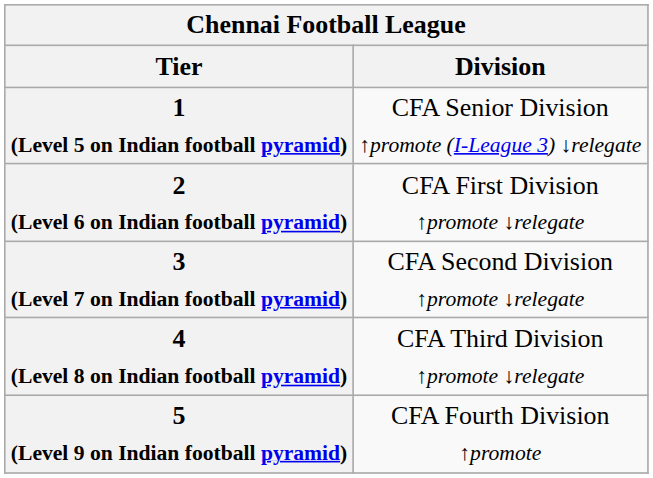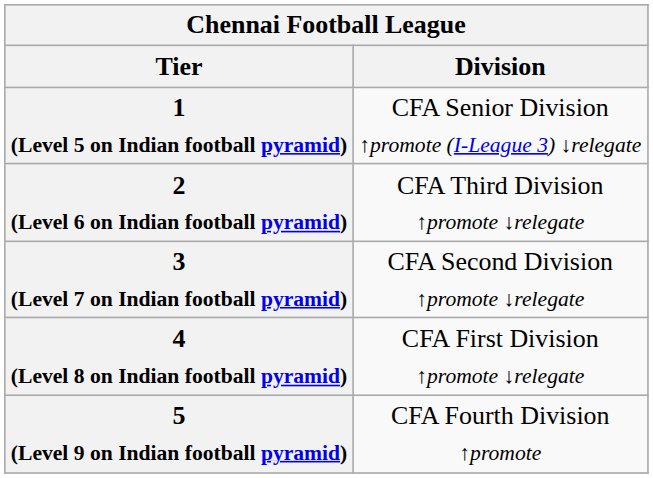(500, 202) CFA First Division ↑promote ↓relegate -> (500, 202) CFA Third Division ↑promote ↓relegate
(500, 356) CFA Third Division ↑promote ↓relegate -> (500, 356) CFA First Division ↑promote ↓relegate
